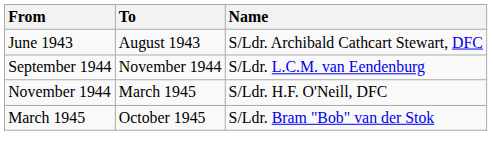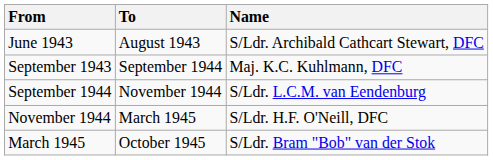+ row: (60, 67)
